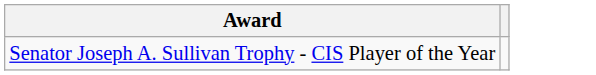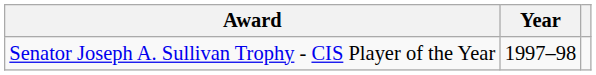+ column: (540, 20)
